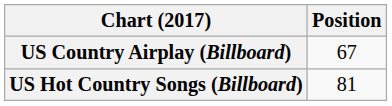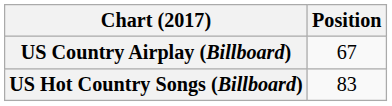(347, 84) 81 -> (347, 84) 83
